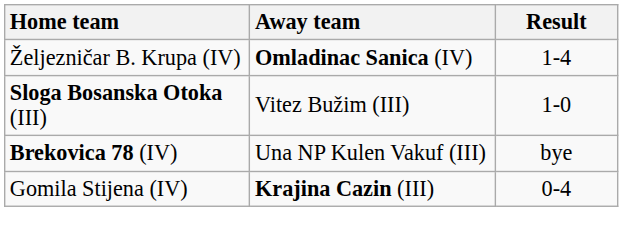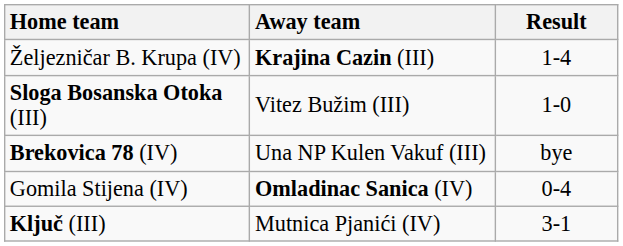(364, 57) Omladinac Sanica (IV) -> (345, 57) Krajina Cazin (III)
(345, 188) Krajina Cazin (III) -> (364, 188) Omladinac Sanica (IV)
+ row: (58, 223)
